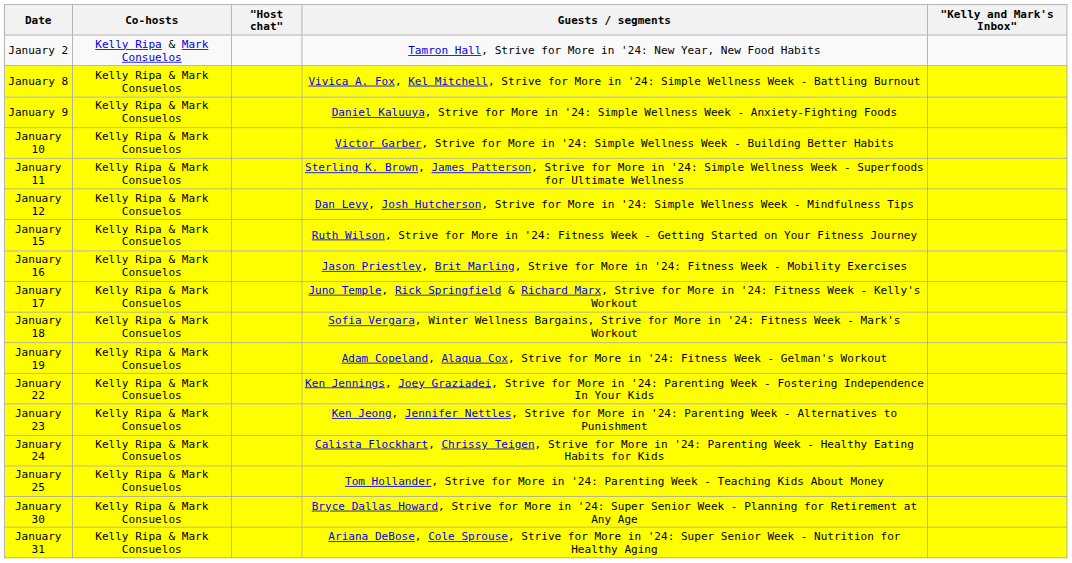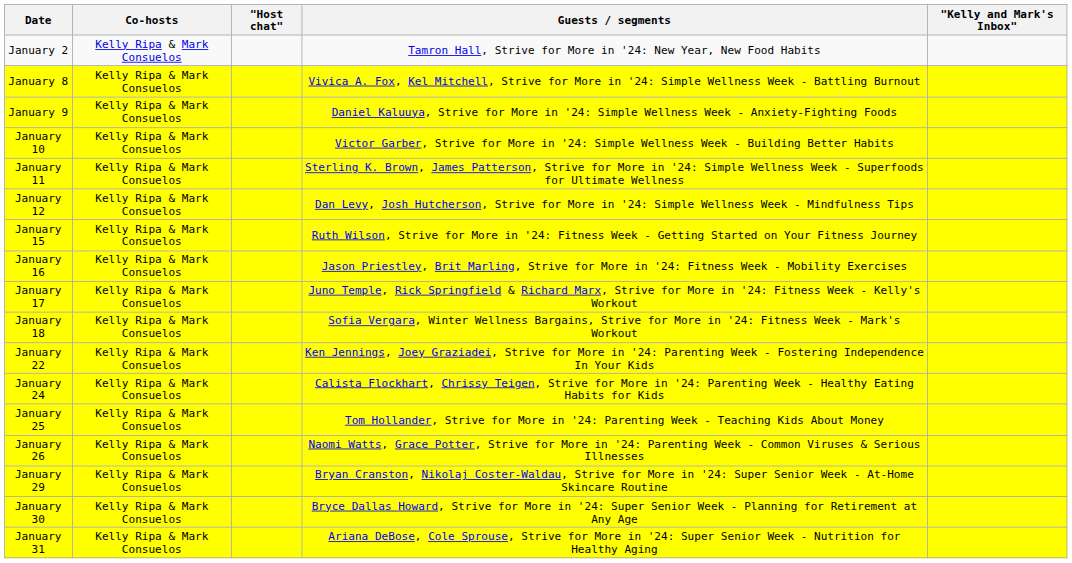- row: (38, 358)
- row: (38, 420)
+ row: (38, 450)
+ row: (38, 481)
